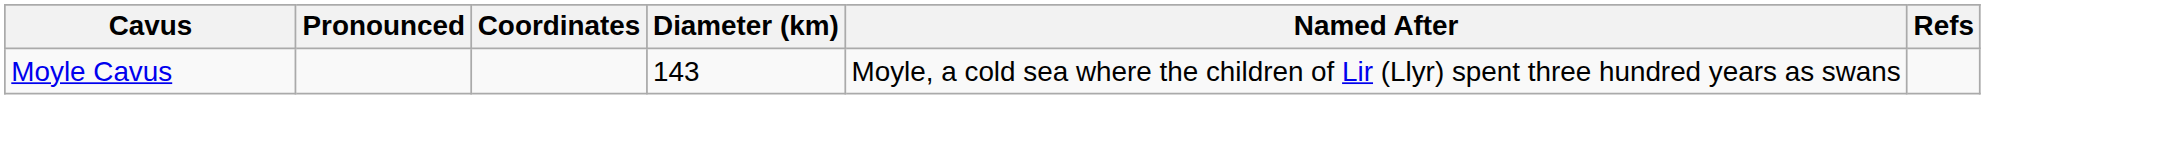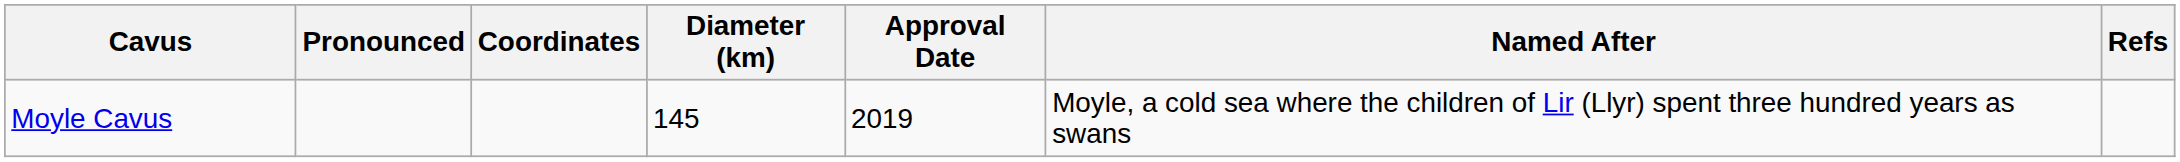+ column: (945, 42)
(676, 70) 143 -> (676, 117) 145
